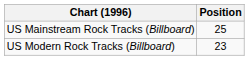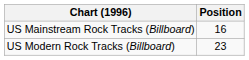(221, 30) 25 -> (221, 30) 16
